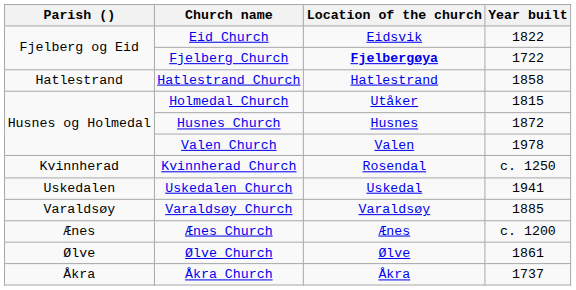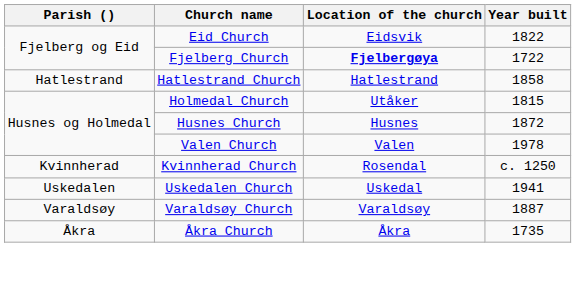(528, 210) 1885 -> (528, 210) 1887
- row: (229, 231)
- row: (229, 253)
(528, 275) 1737 -> (528, 231) 1735
